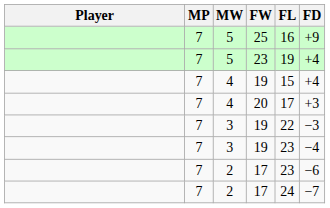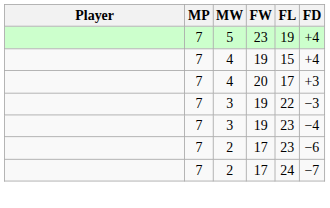- row: (230, 37)
